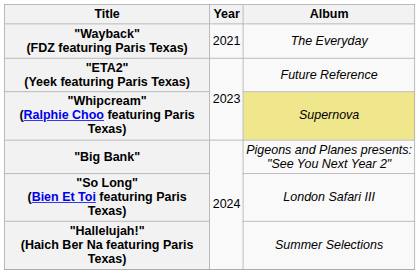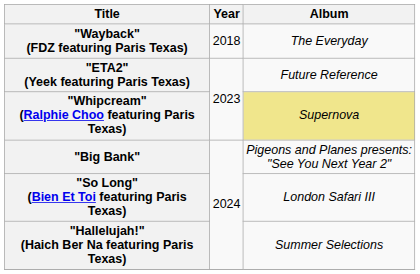(227, 41) 2021 -> (227, 41) 2018
